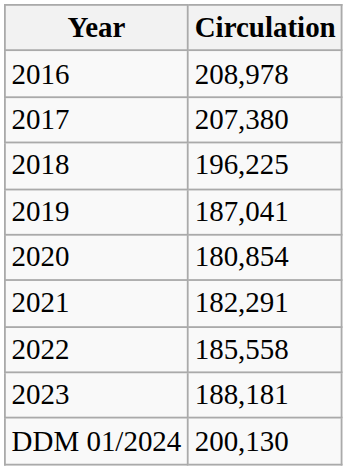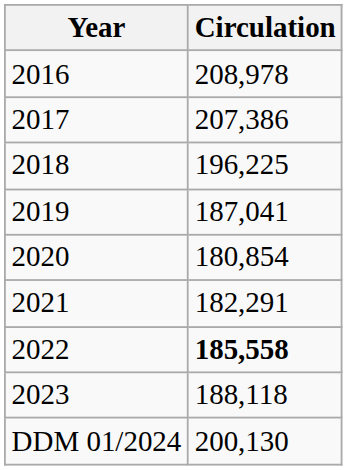(242, 119) 207,380 -> (242, 119) 207,386
(242, 348) normal -> (242, 348) bold
(242, 394) 188,181 -> (241, 394) 188,118
